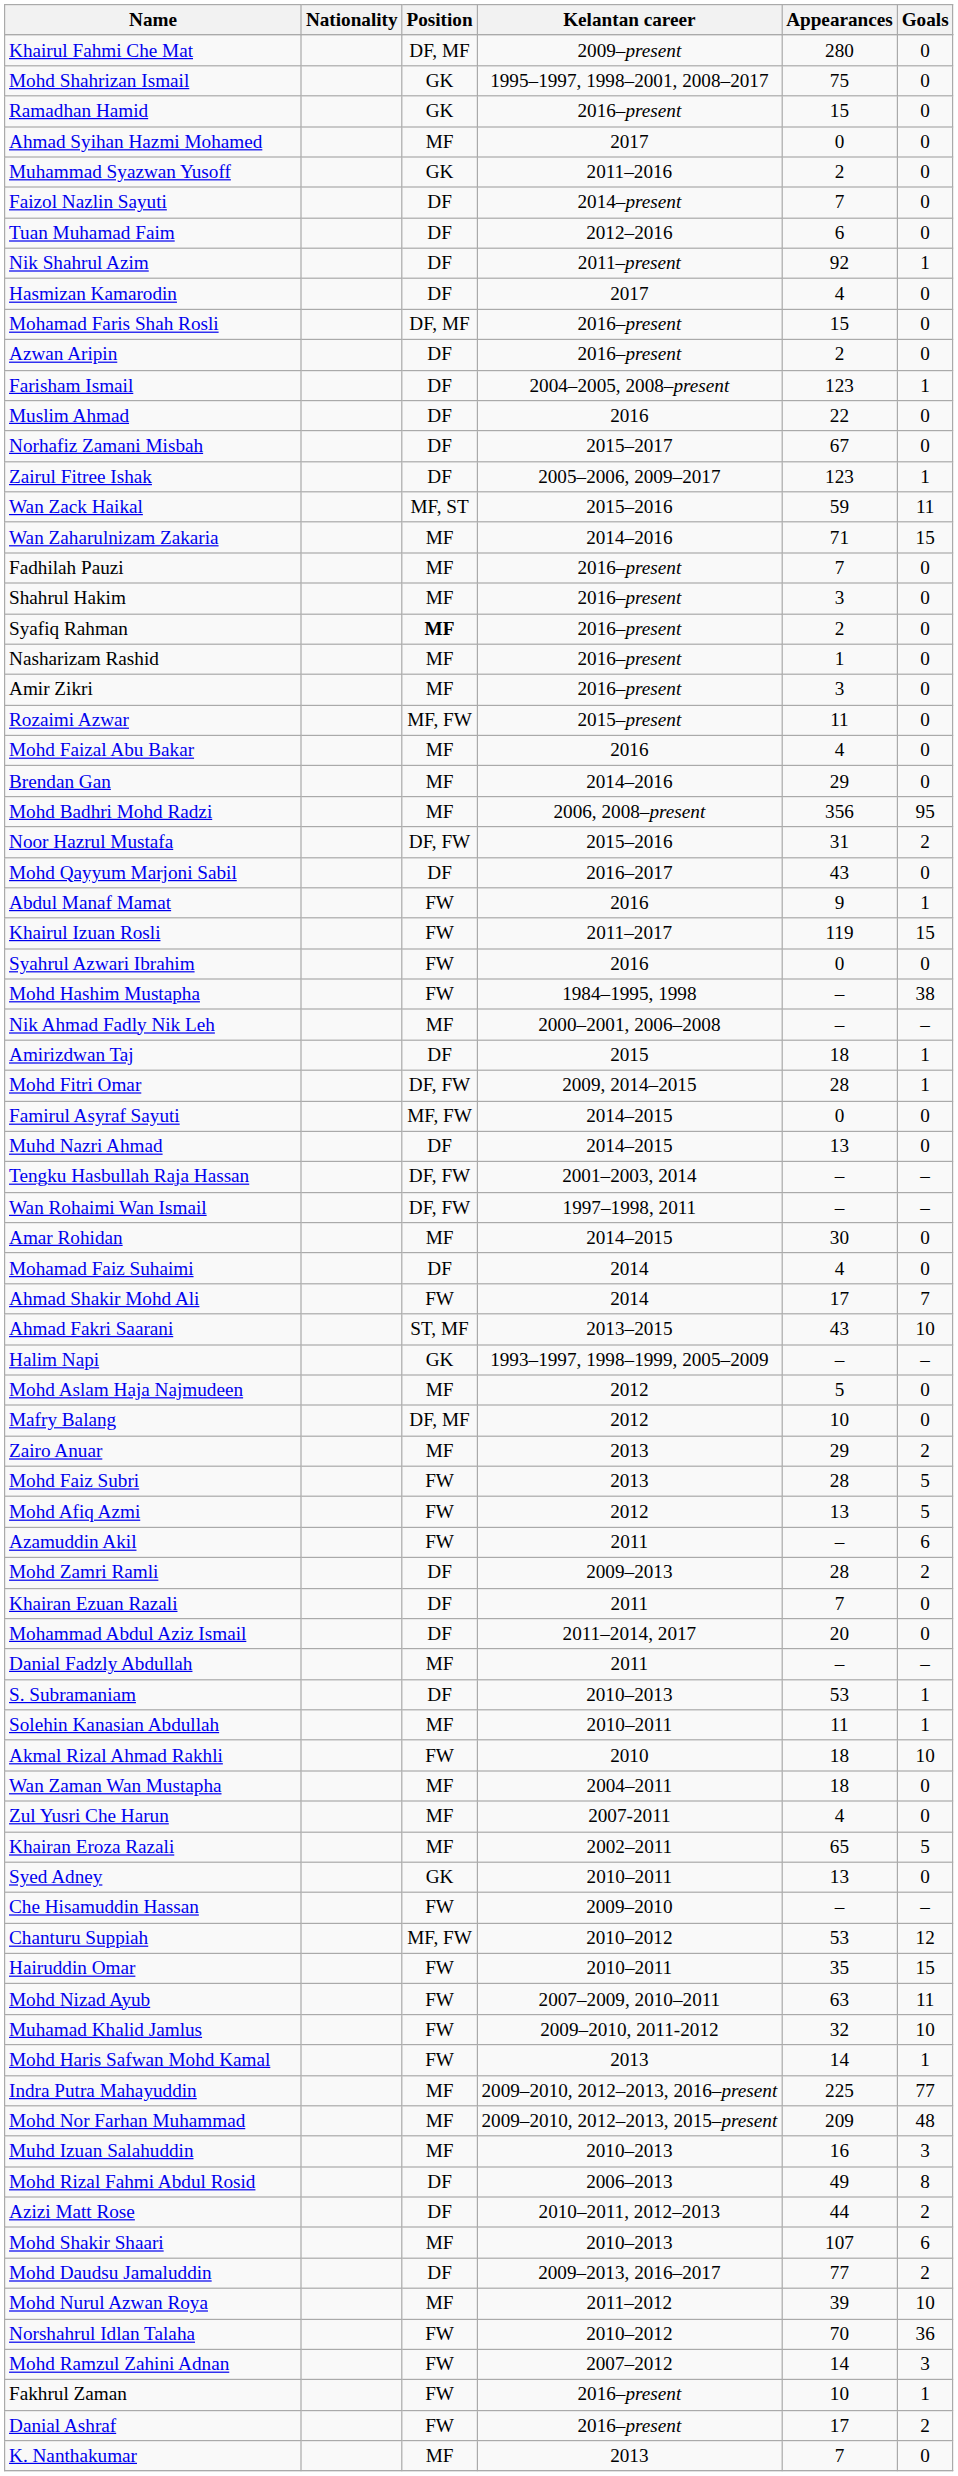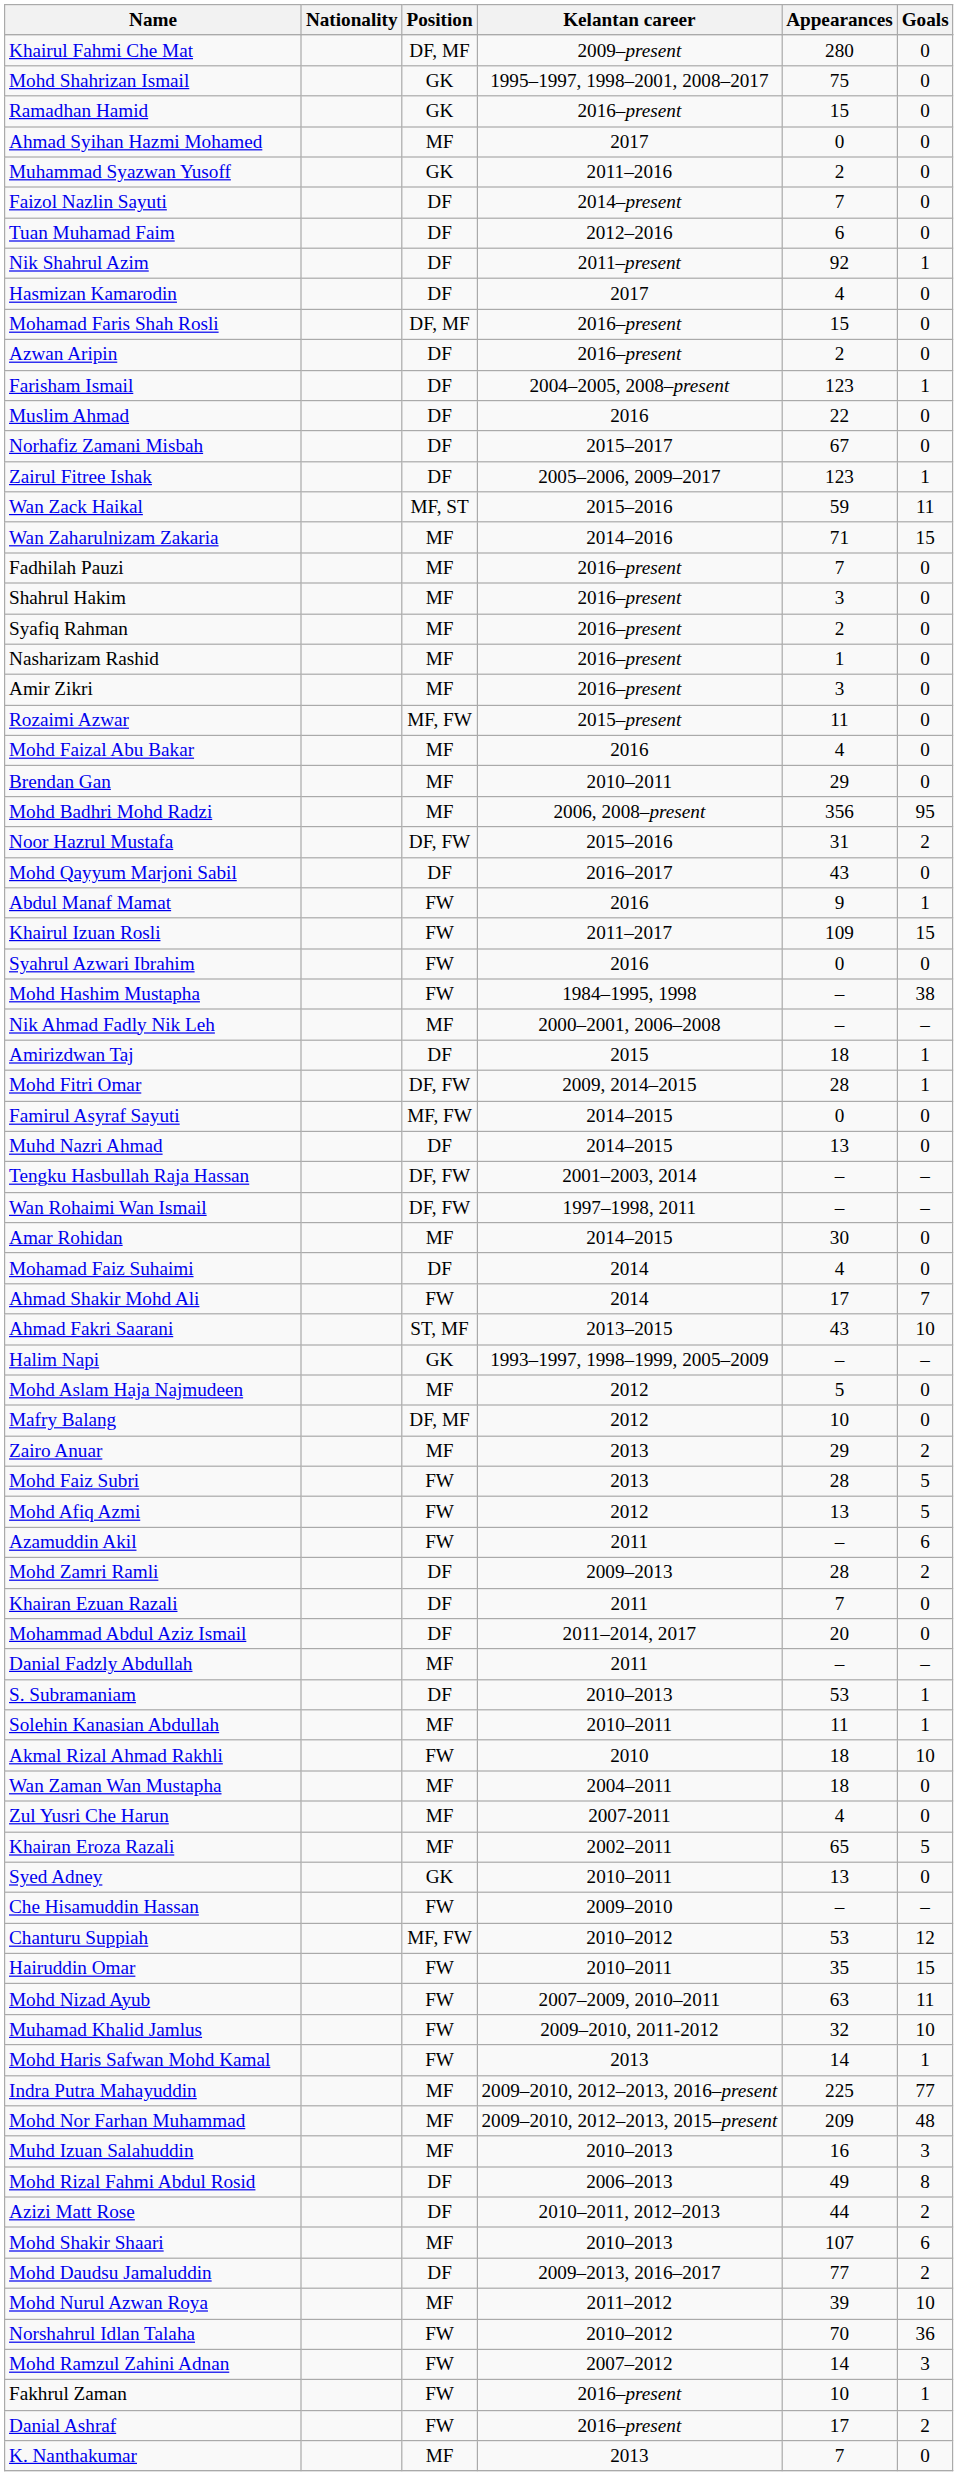(440, 628) bold -> (440, 628) normal
(629, 780) 2014–2016 -> (629, 780) 2010–2011
(839, 933) 119 -> (839, 933) 109
